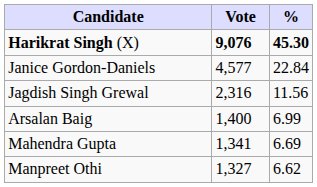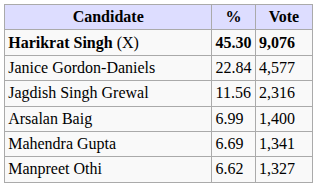columns swapped: (241, 17) <-> (291, 17)
